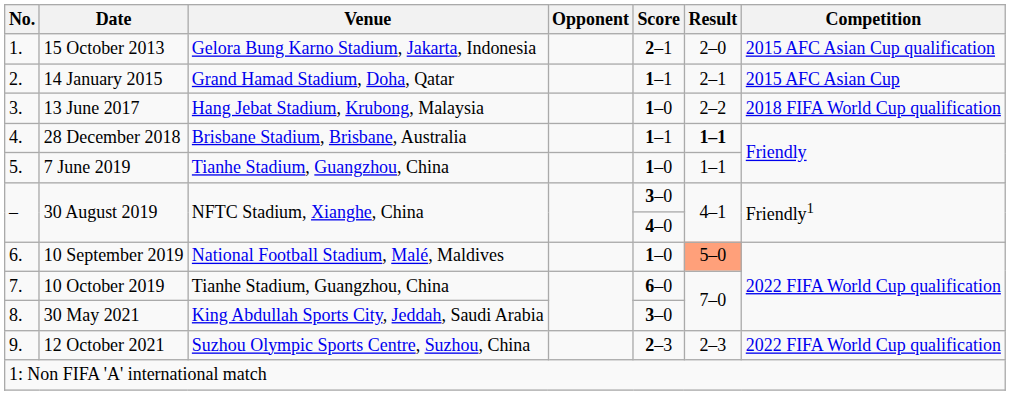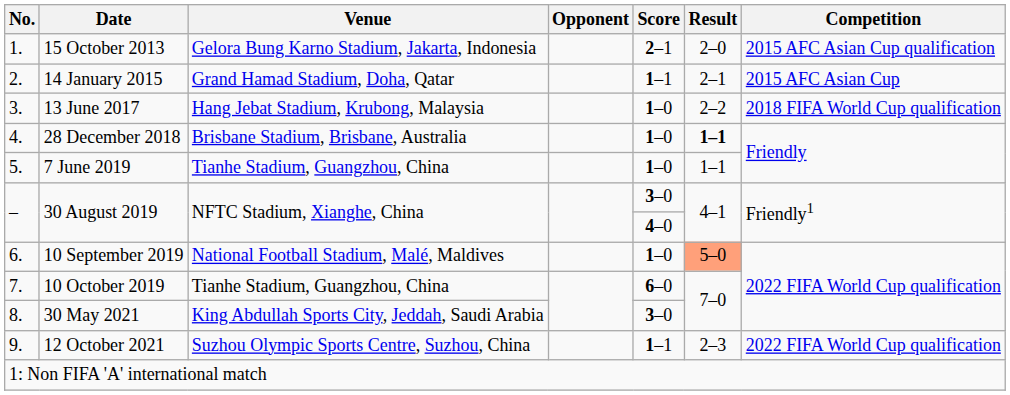(659, 137) 1–1 -> (659, 137) 1–0
(659, 344) 2–3 -> (659, 344) 1–1
